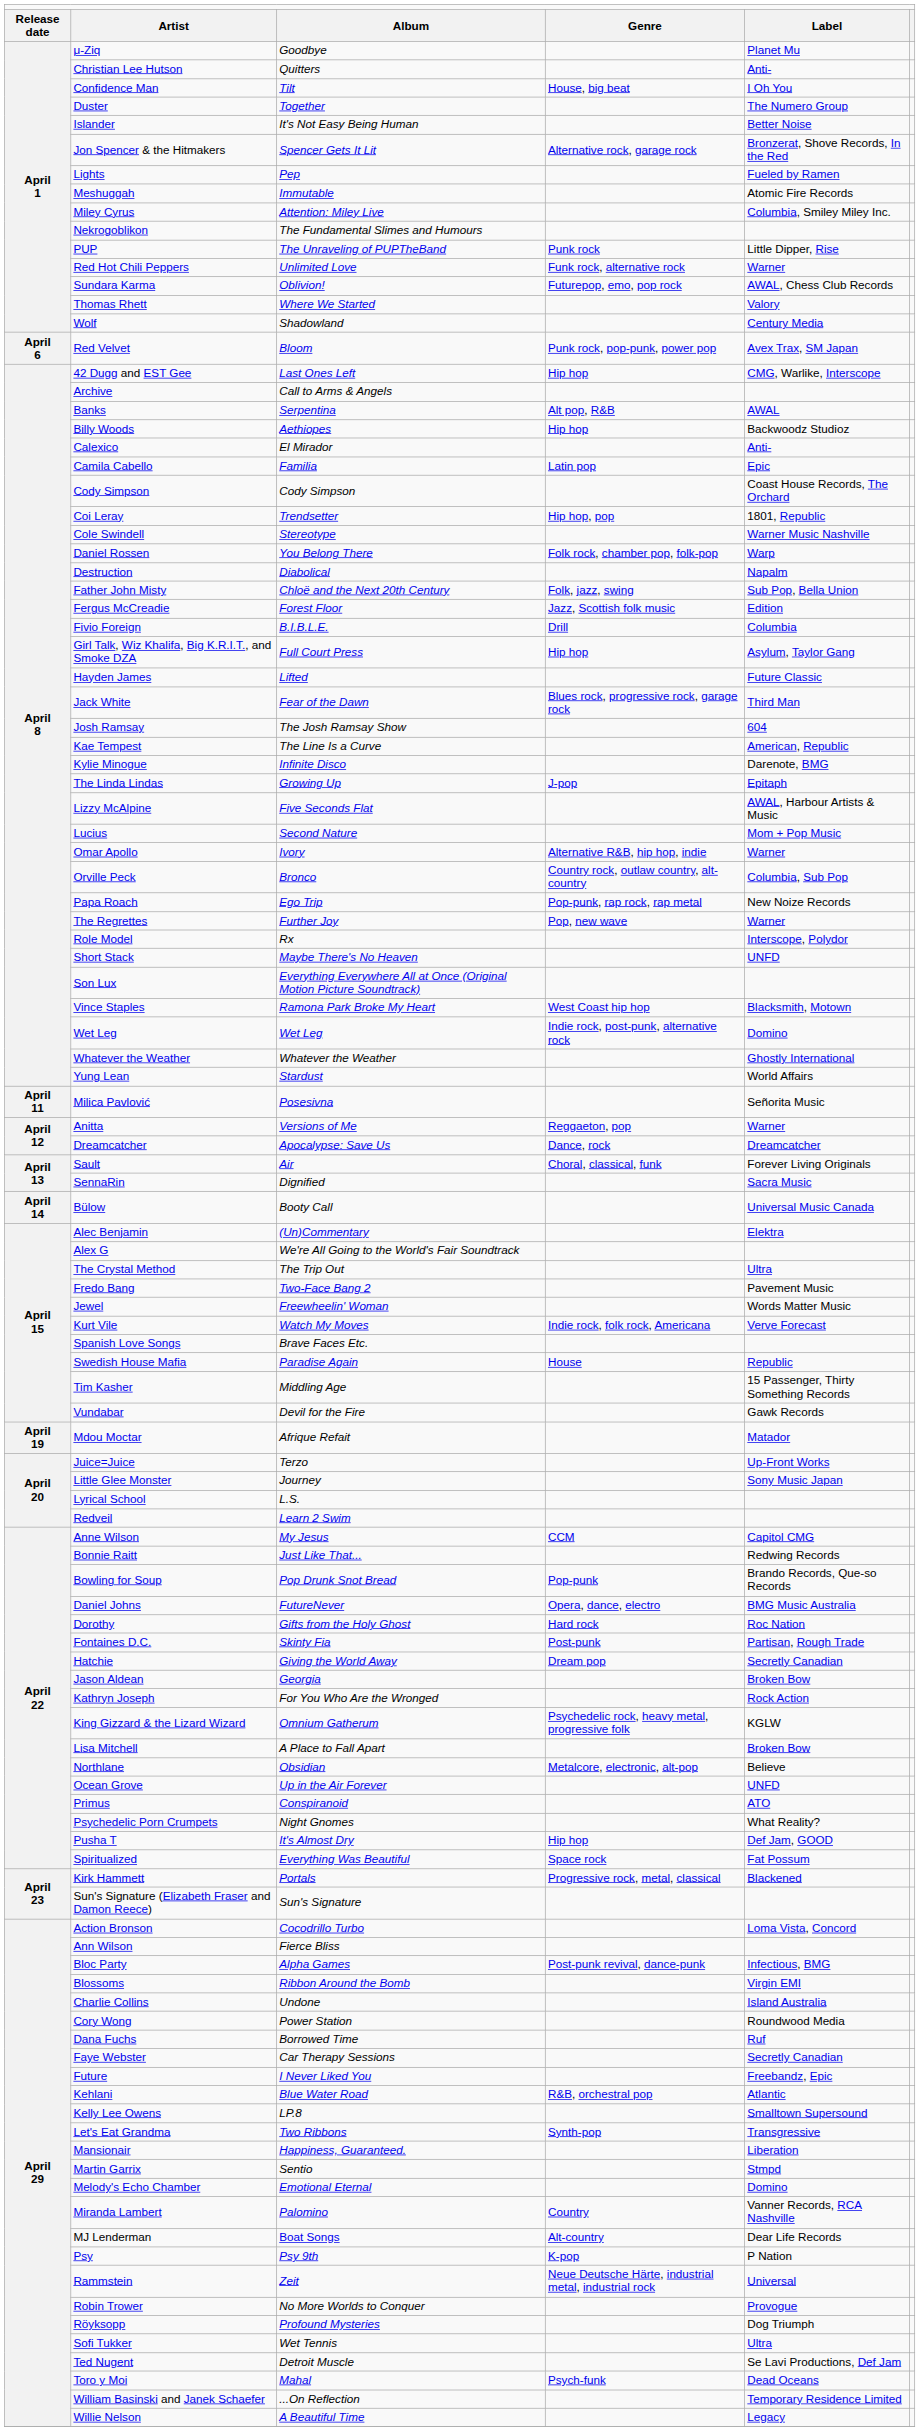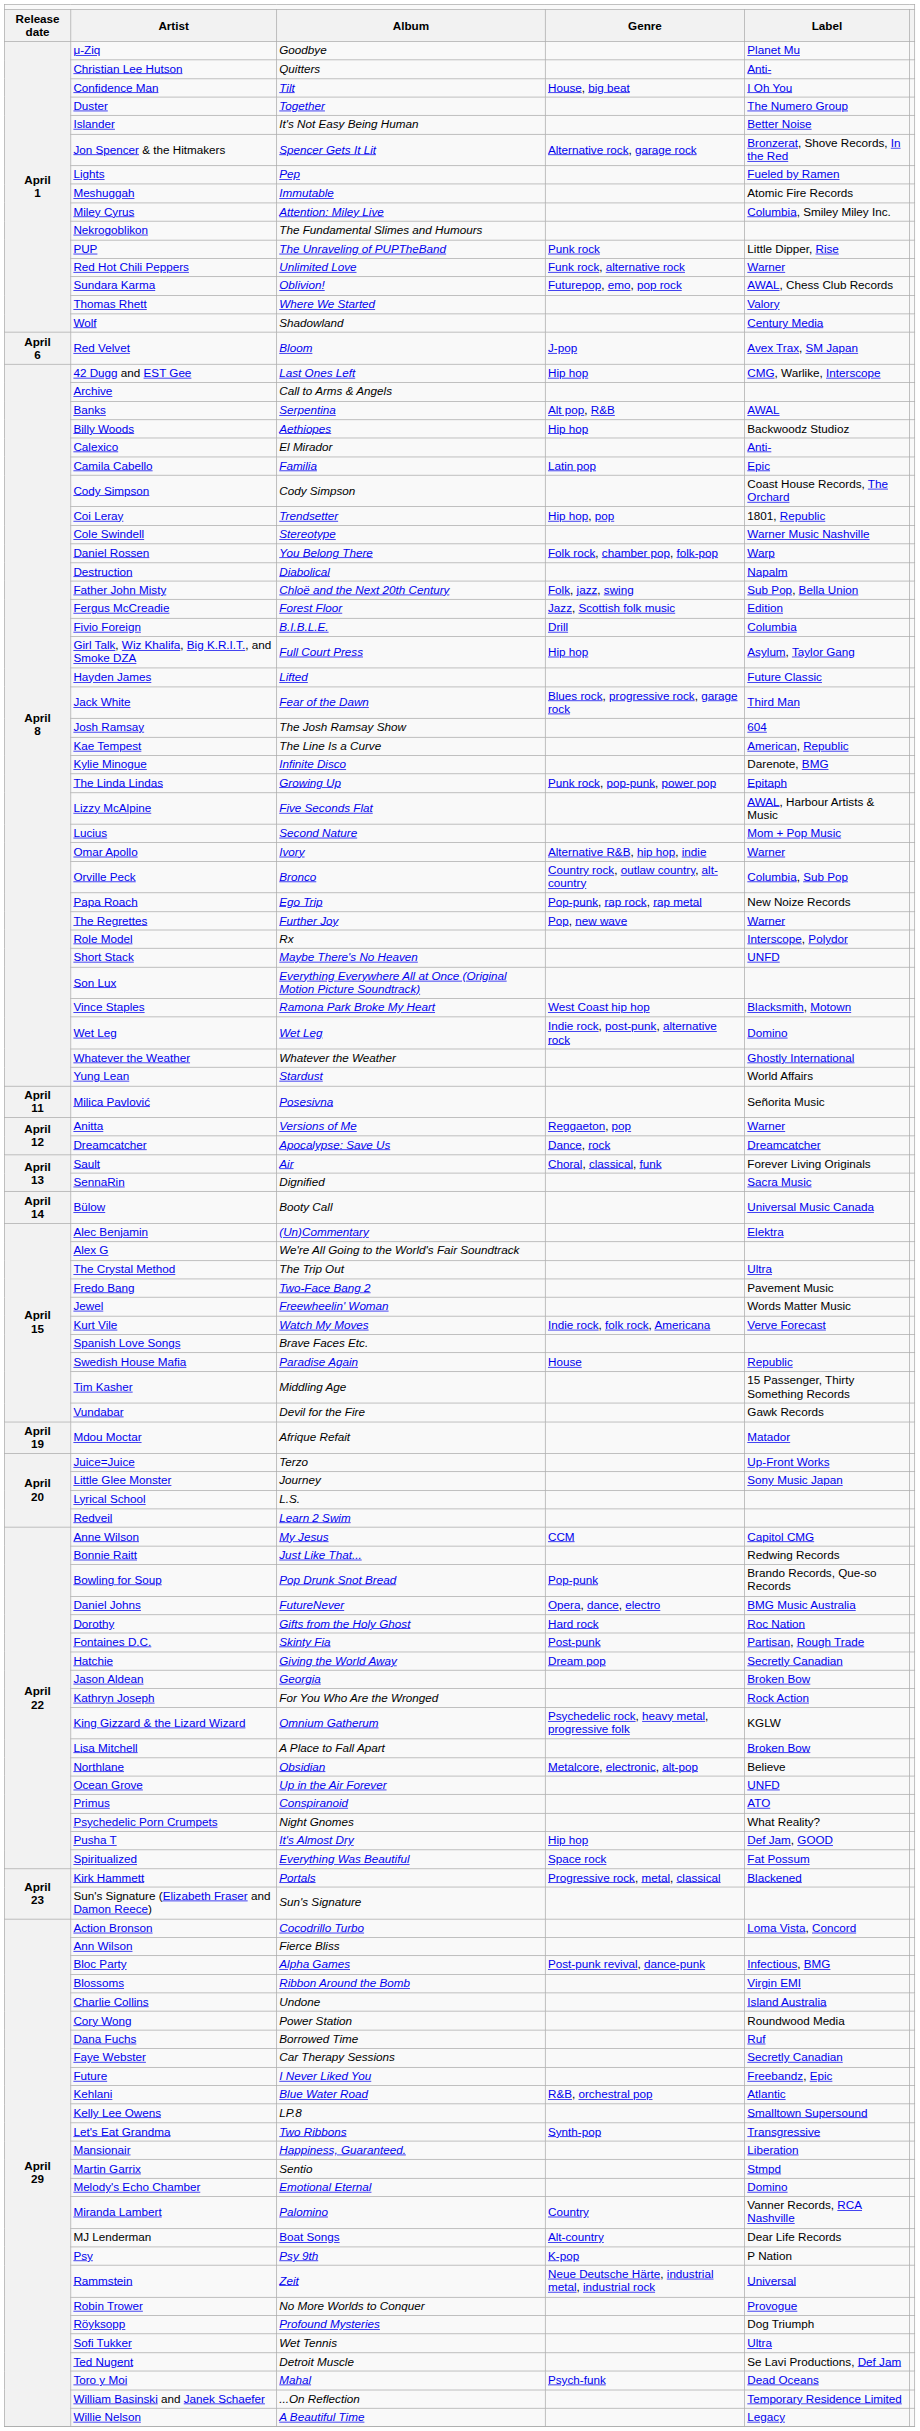(632, 348) Punk rock, pop-punk, power pop -> (563, 348) J-pop
(563, 783) J-pop -> (632, 783) Punk rock, pop-punk, power pop
